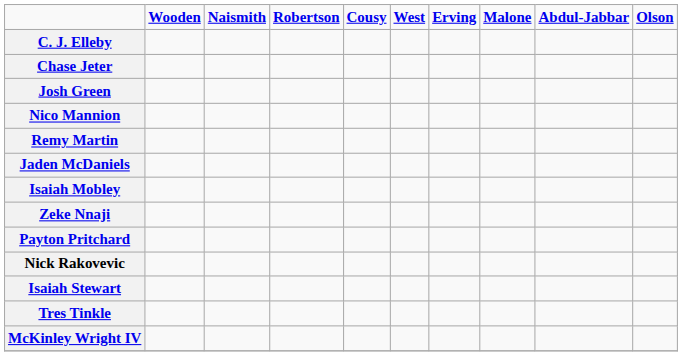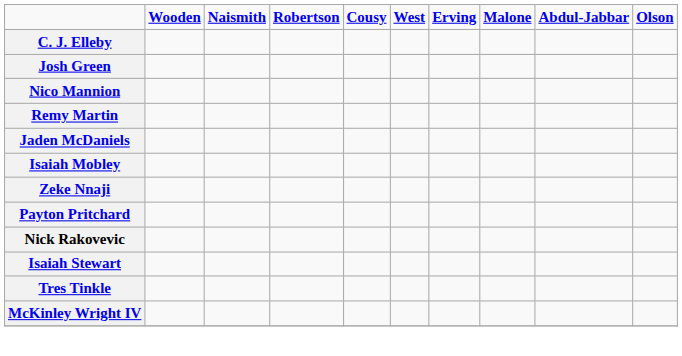- row: (75, 66)
